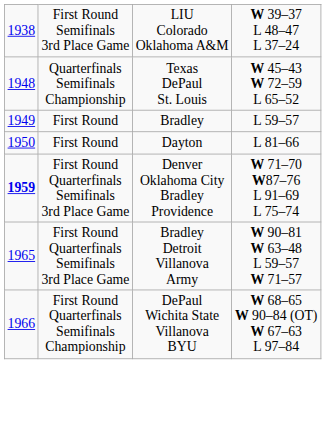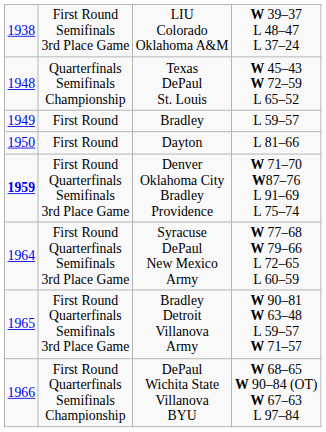+ row: (182, 256)
